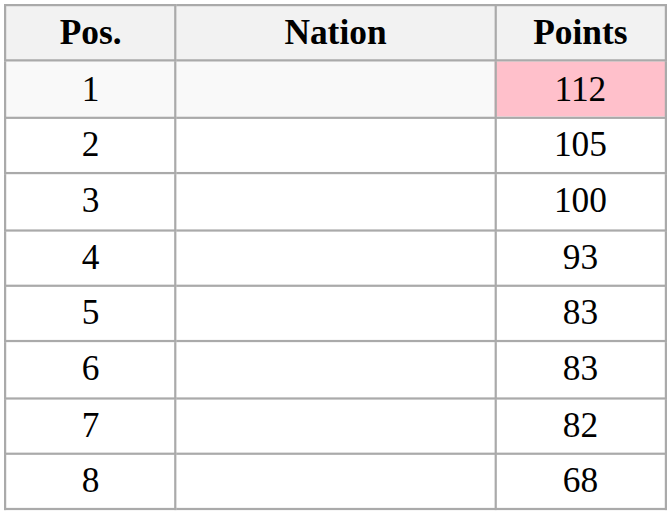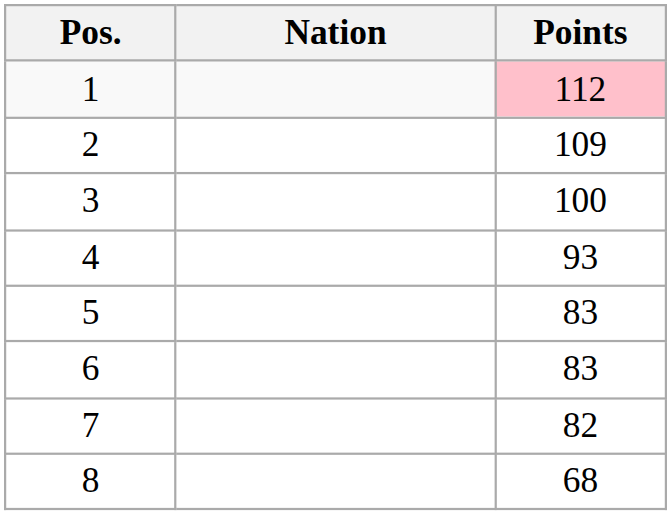(580, 144) 105 -> (580, 144) 109
